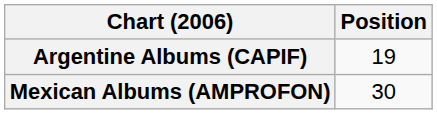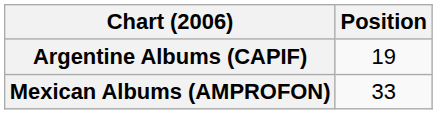(384, 91) 30 -> (384, 91) 33
